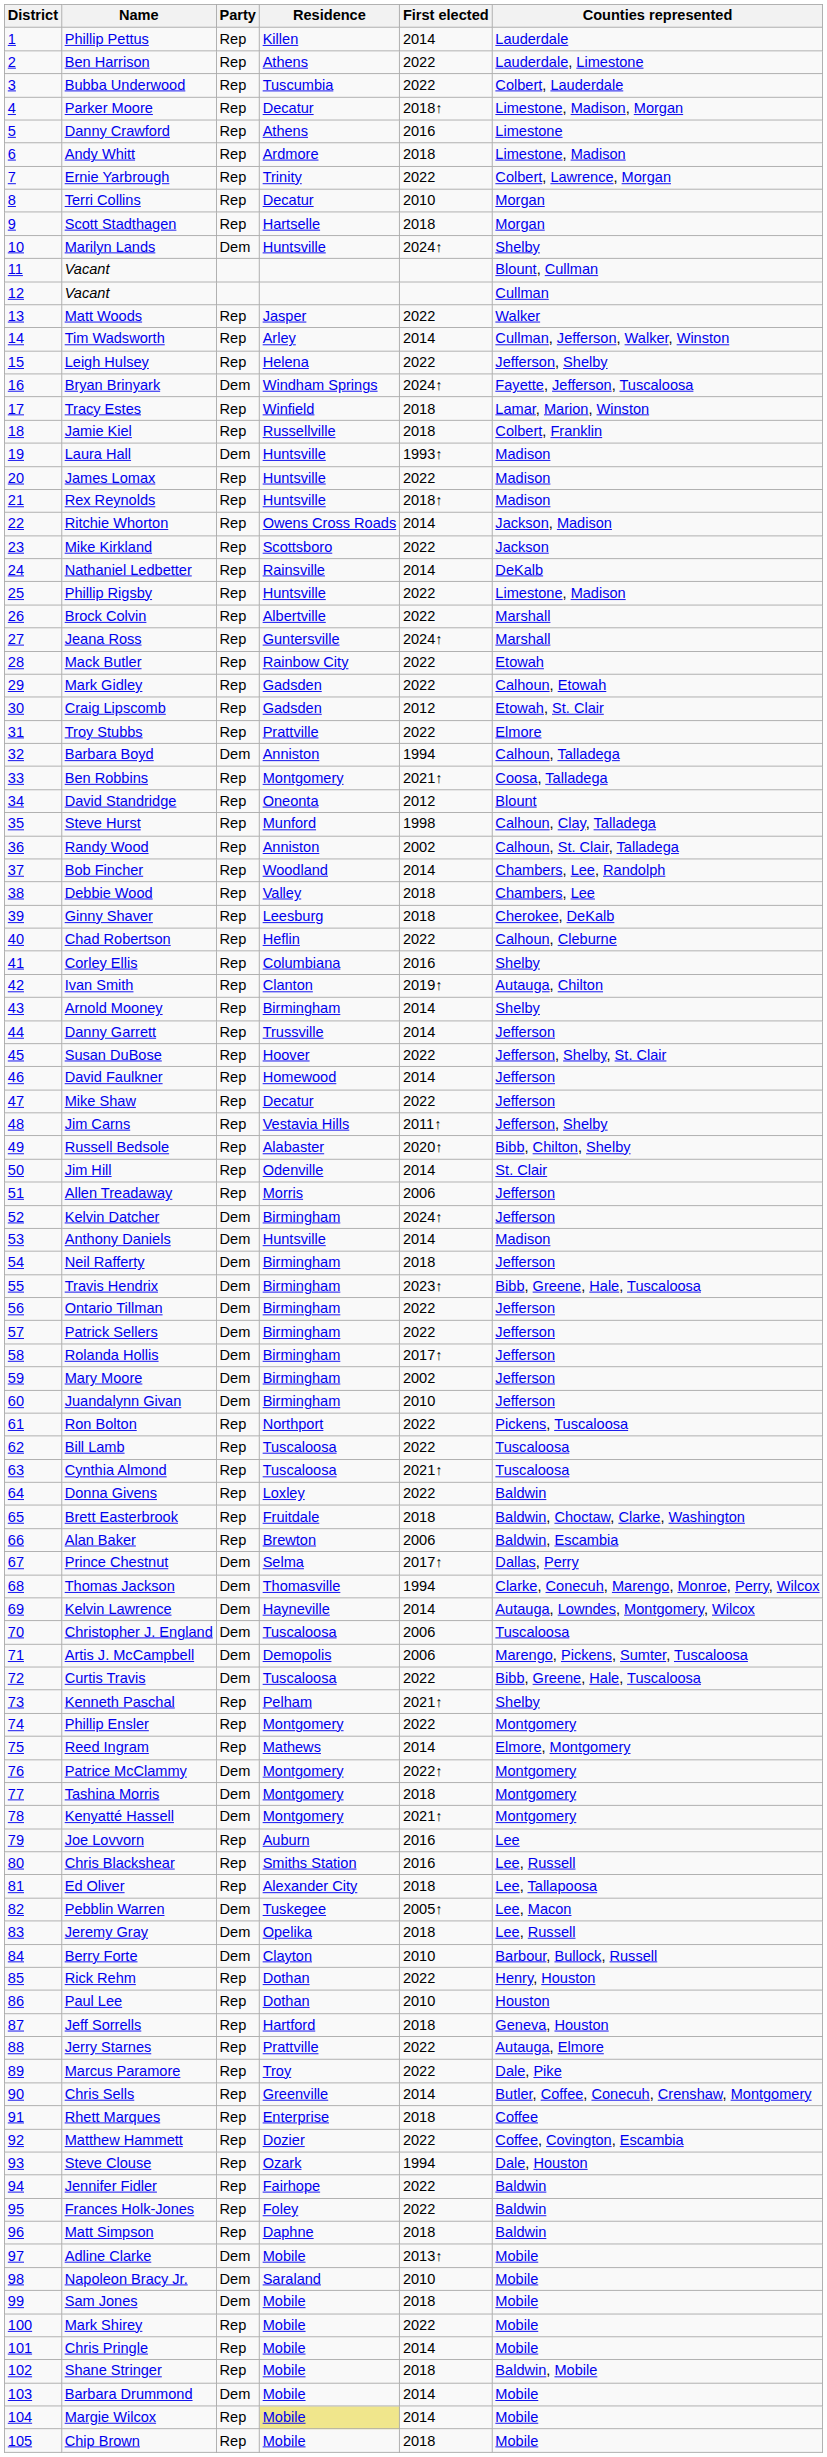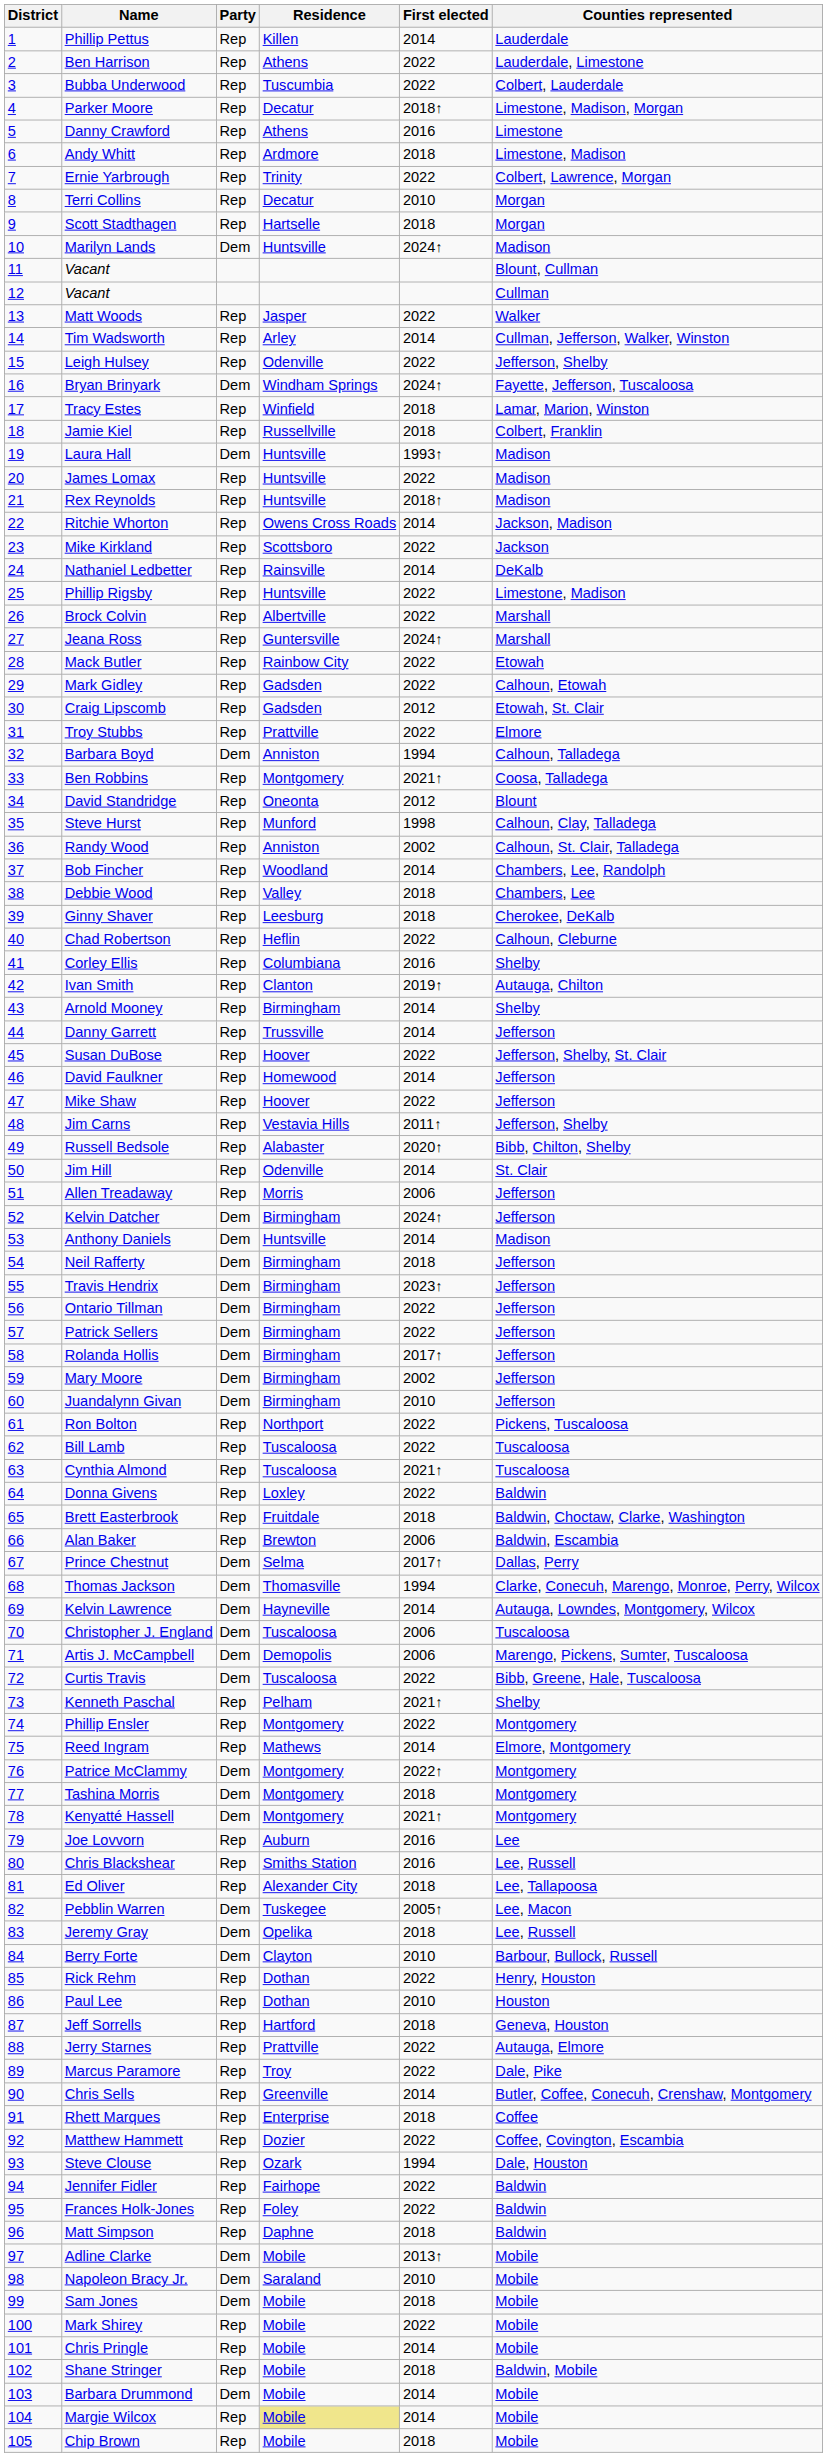(518, 246) Shelby -> (523, 246) Madison
(286, 362) Helena -> (293, 362) Odenville
(288, 1101) Decatur -> (286, 1101) Hoover
(598, 1286) Bibb, Greene, Hale, Tuscaloosa -> (525, 1286) Jefferson
